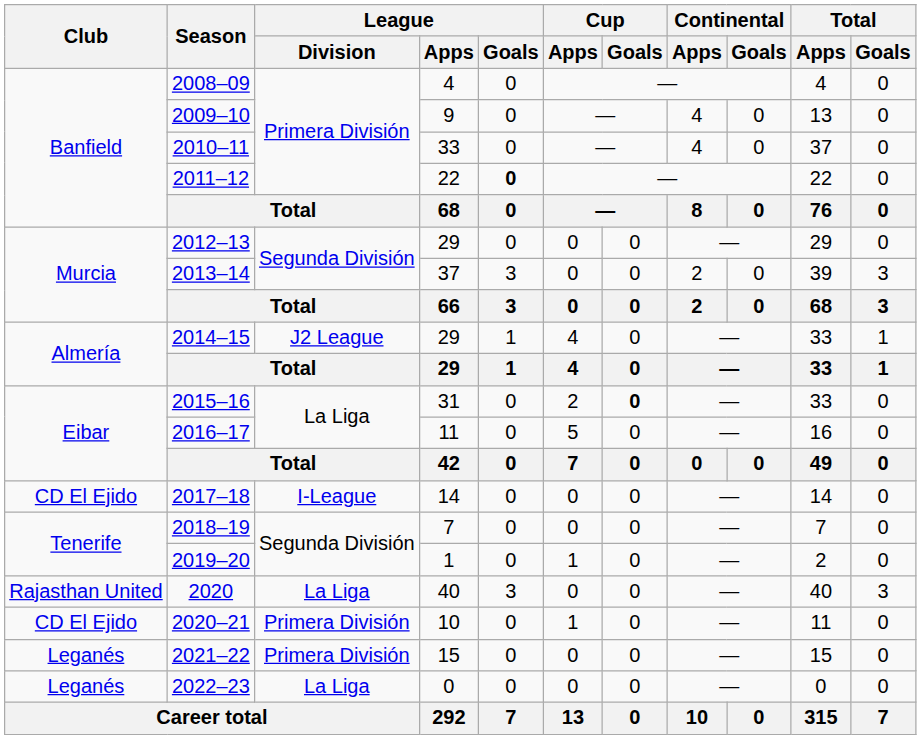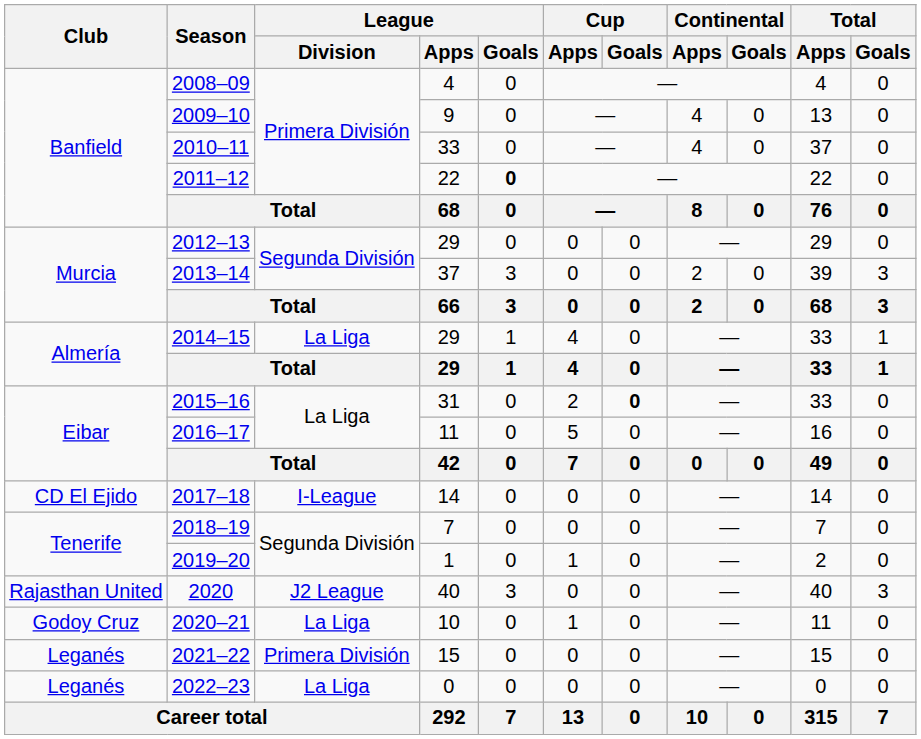(337, 337) J2 League -> (337, 337) La Liga
(337, 591) La Liga -> (337, 591) J2 League
(86, 623) CD El Ejido -> (86, 623) Godoy Cruz
(337, 623) Primera División -> (337, 623) La Liga
